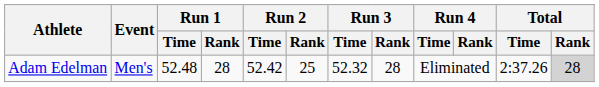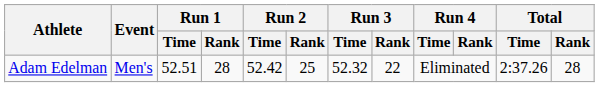(179, 68) 52.48 -> (179, 68) 52.51
(393, 68) 28 -> (393, 68) 22
(573, 68) lightgrey background -> (573, 68) no background
